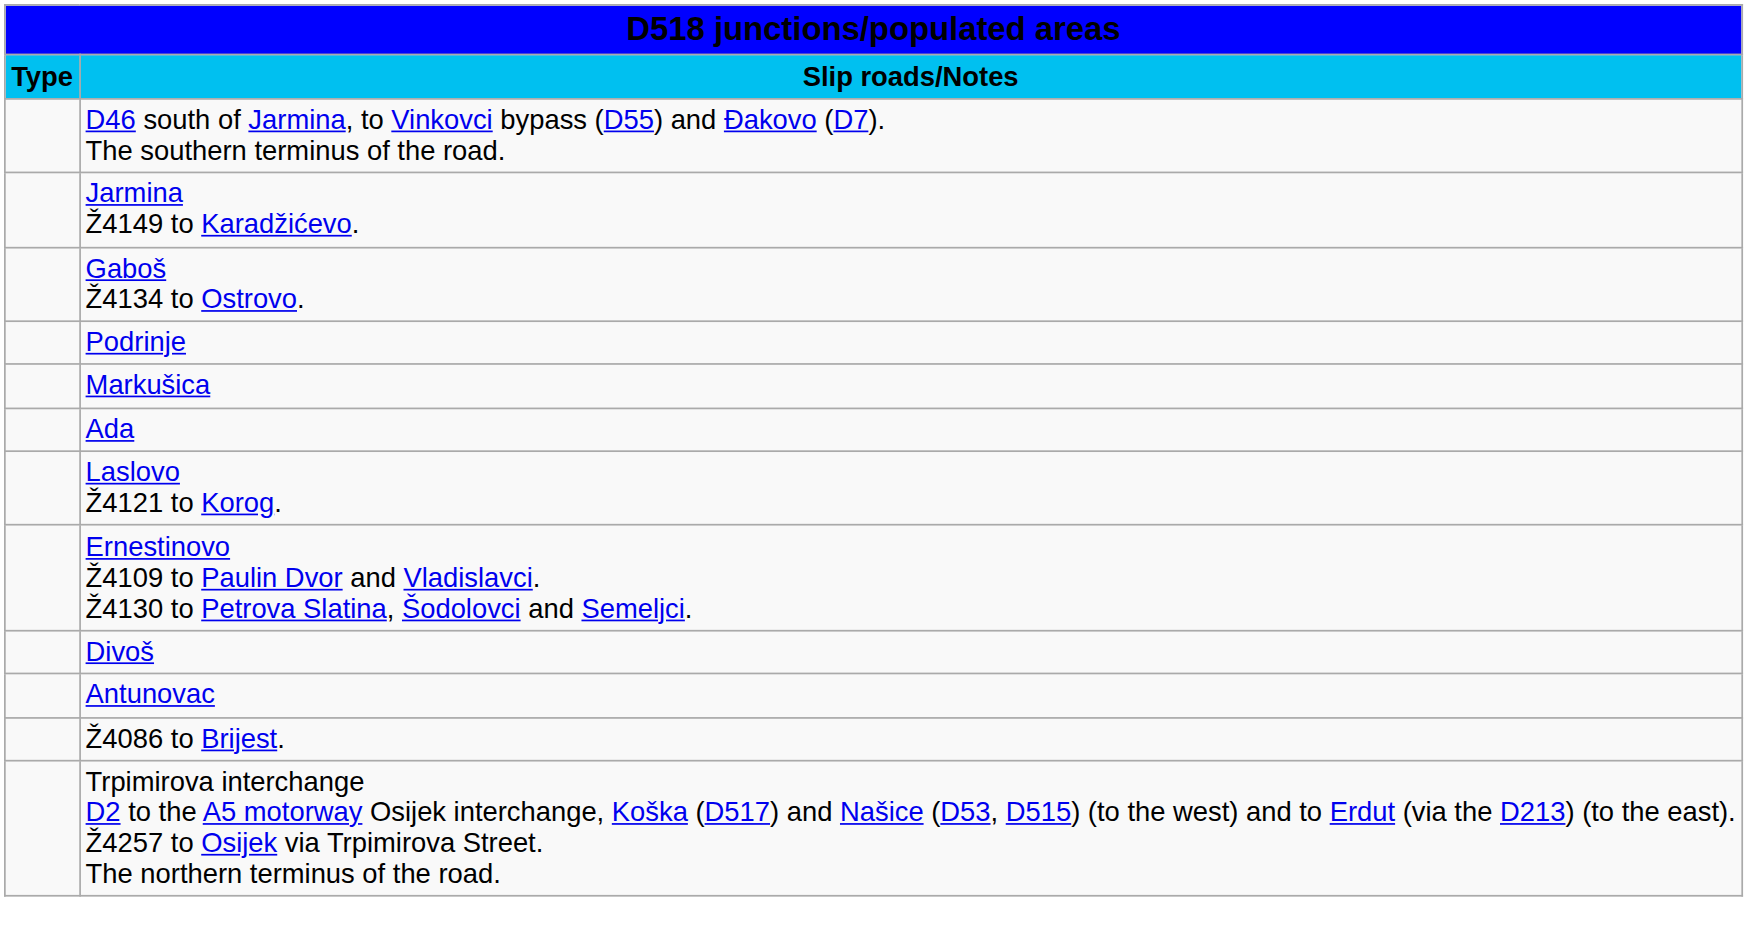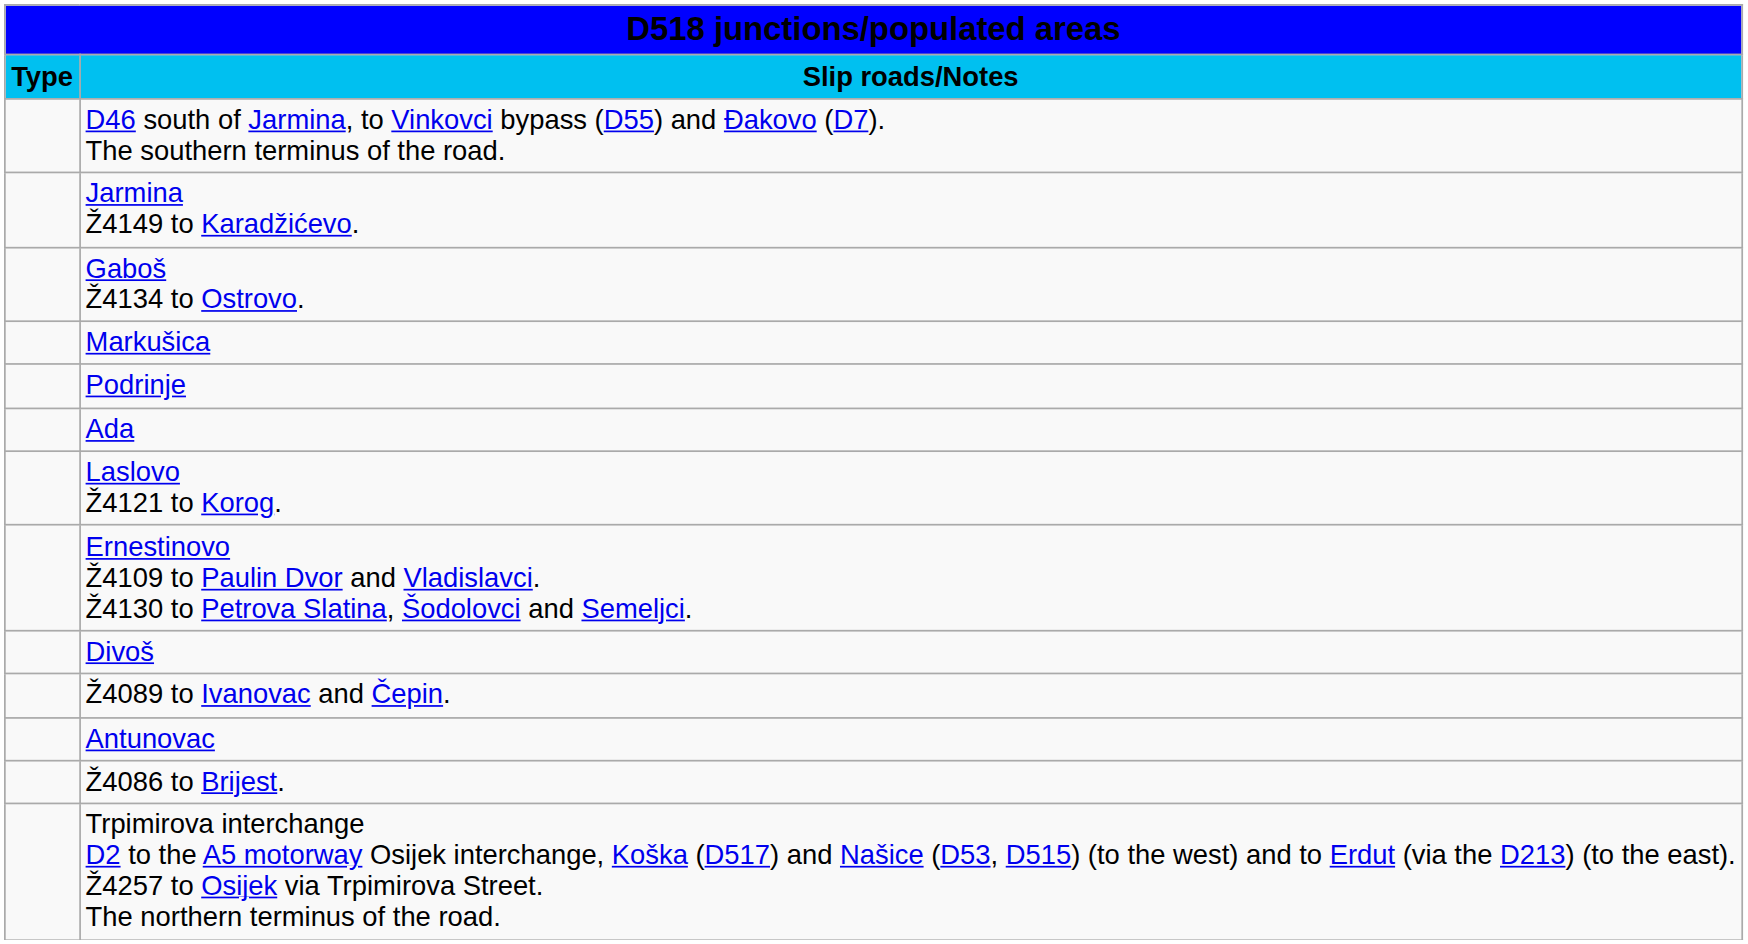rows swapped: (148, 385) <-> (136, 342)
+ row: (268, 695)
